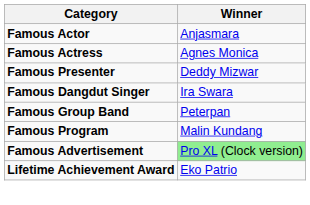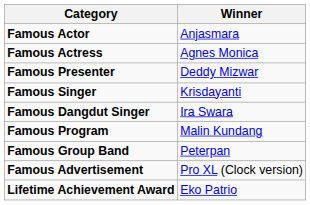+ row: (52, 92)
rows swapped: (68, 111) <-> (58, 131)
(242, 151) lightgreen background -> (242, 170) no background
